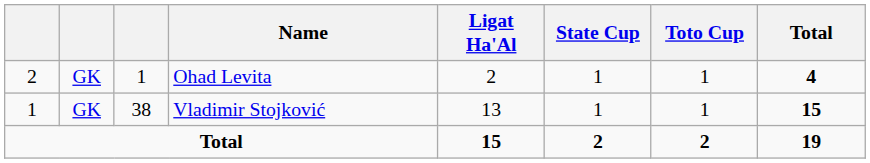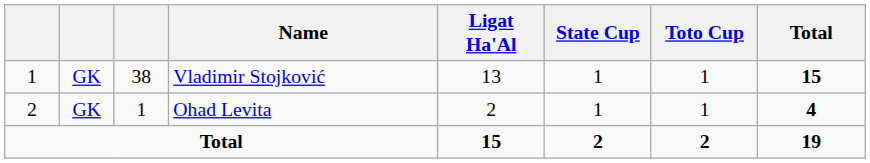rows swapped: (249, 109) <-> (222, 76)
